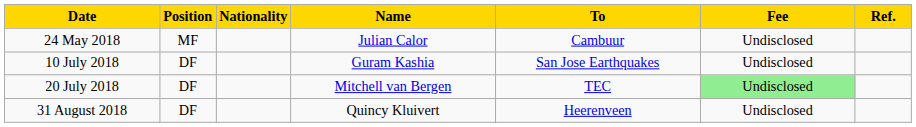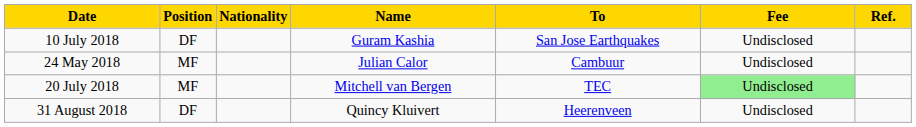rows swapped: (82, 40) <-> (82, 63)
(188, 87) DF -> (188, 87) MF
